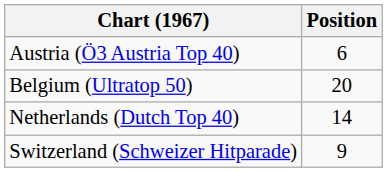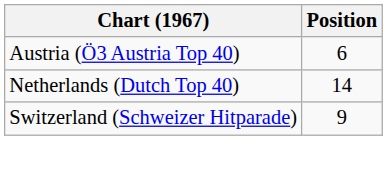- row: (101, 85)
